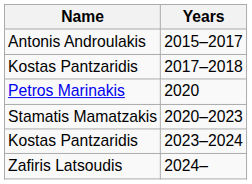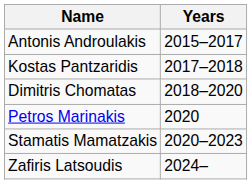+ row: (204, 91)
- row: (204, 141)
